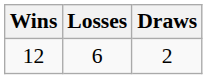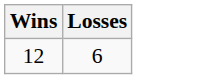- column: (167, 21)
